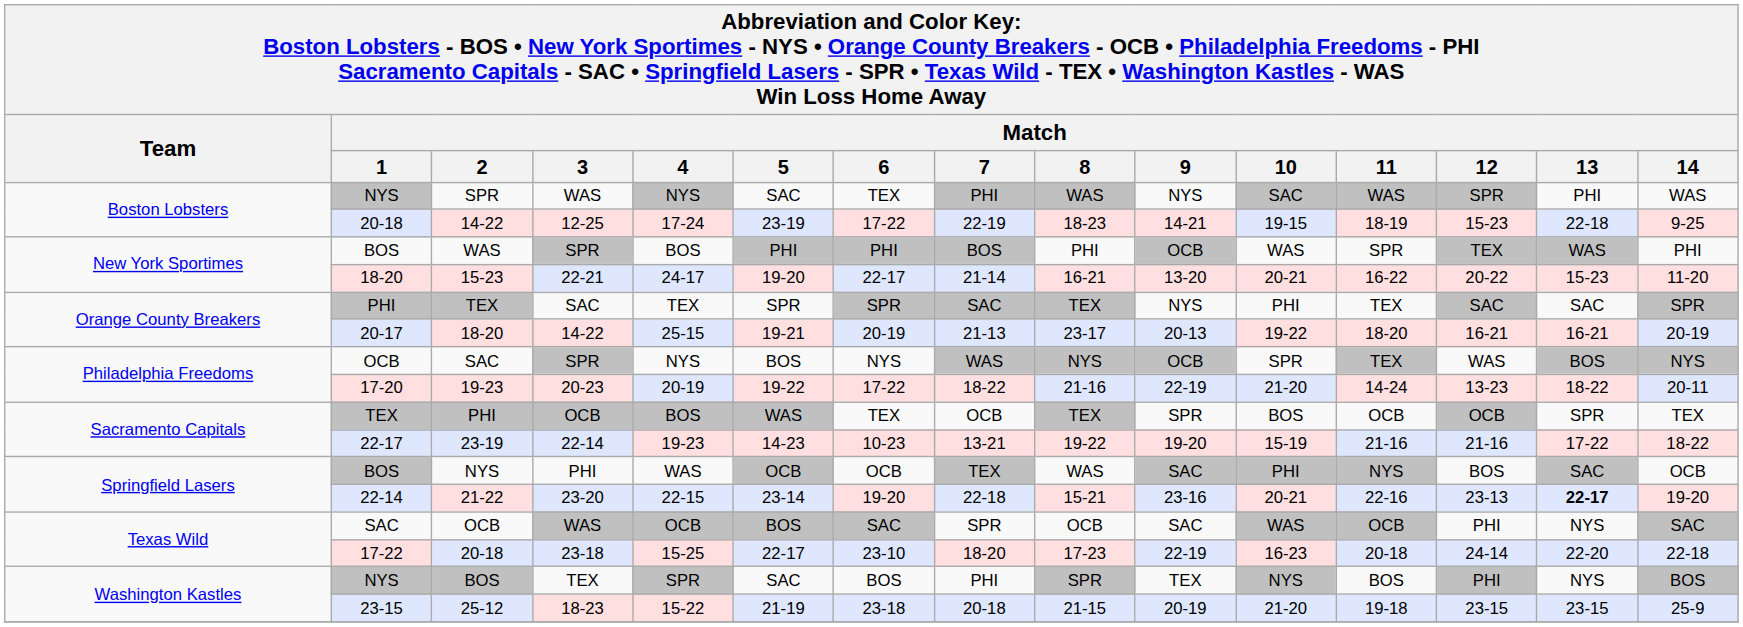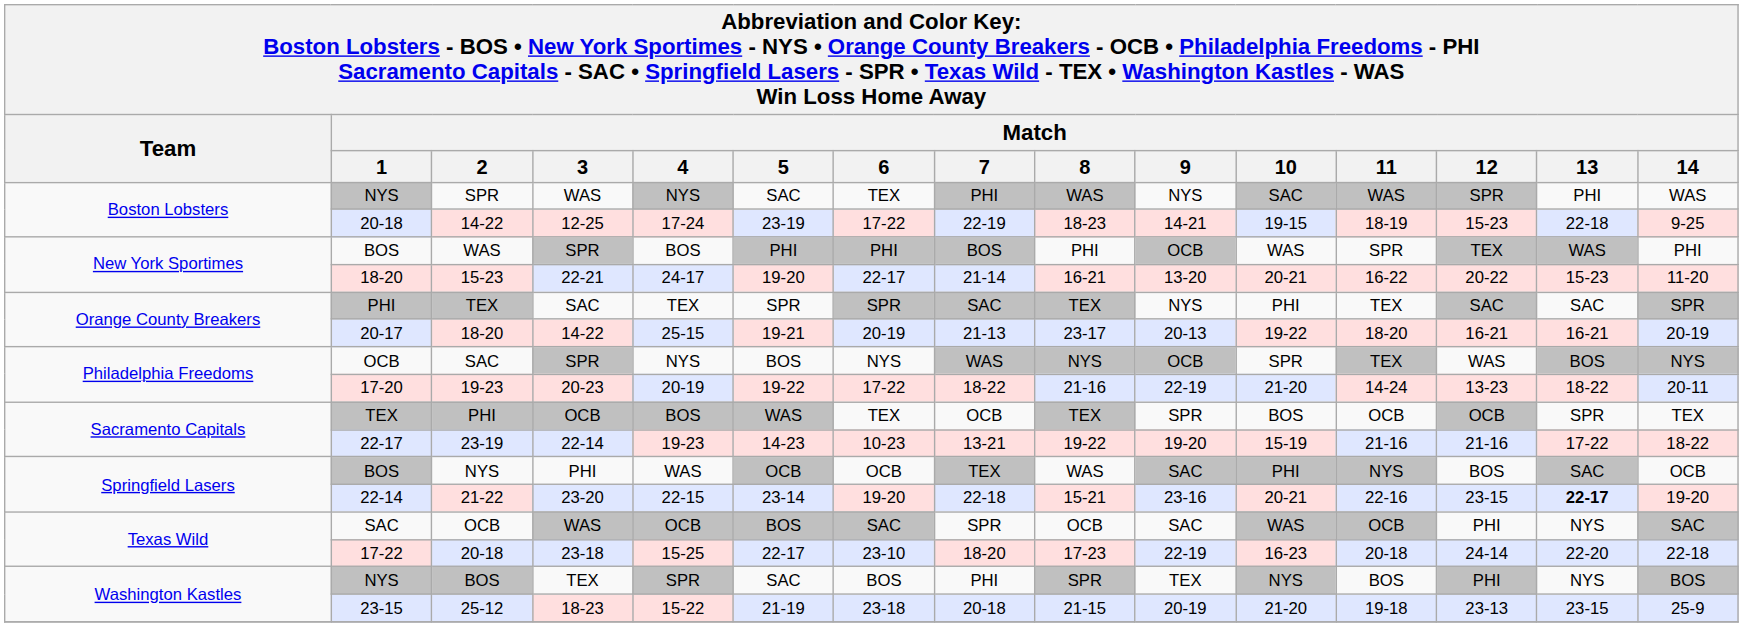(1487, 498) 23-13 -> (1487, 498) 23-15
(1487, 608) 23-15 -> (1487, 608) 23-13
